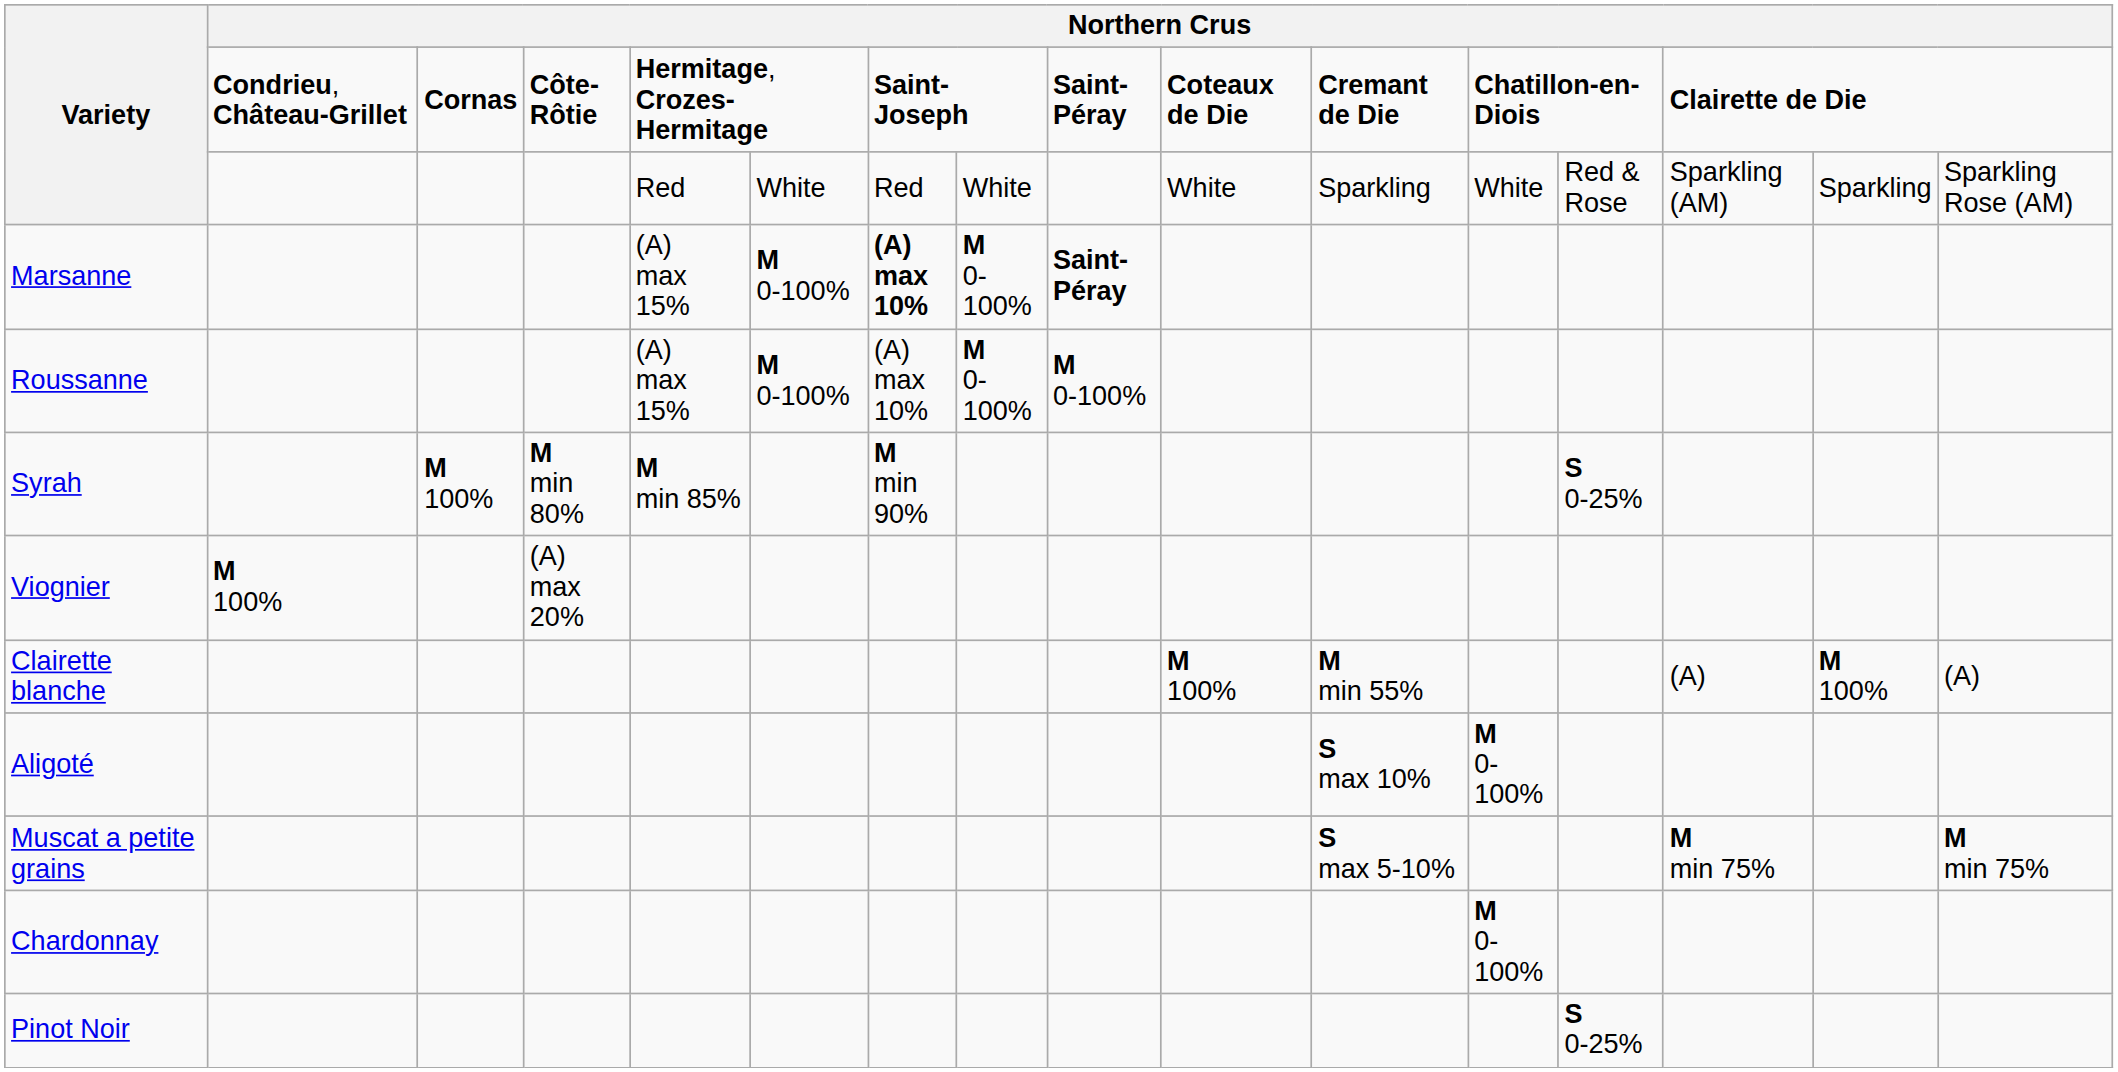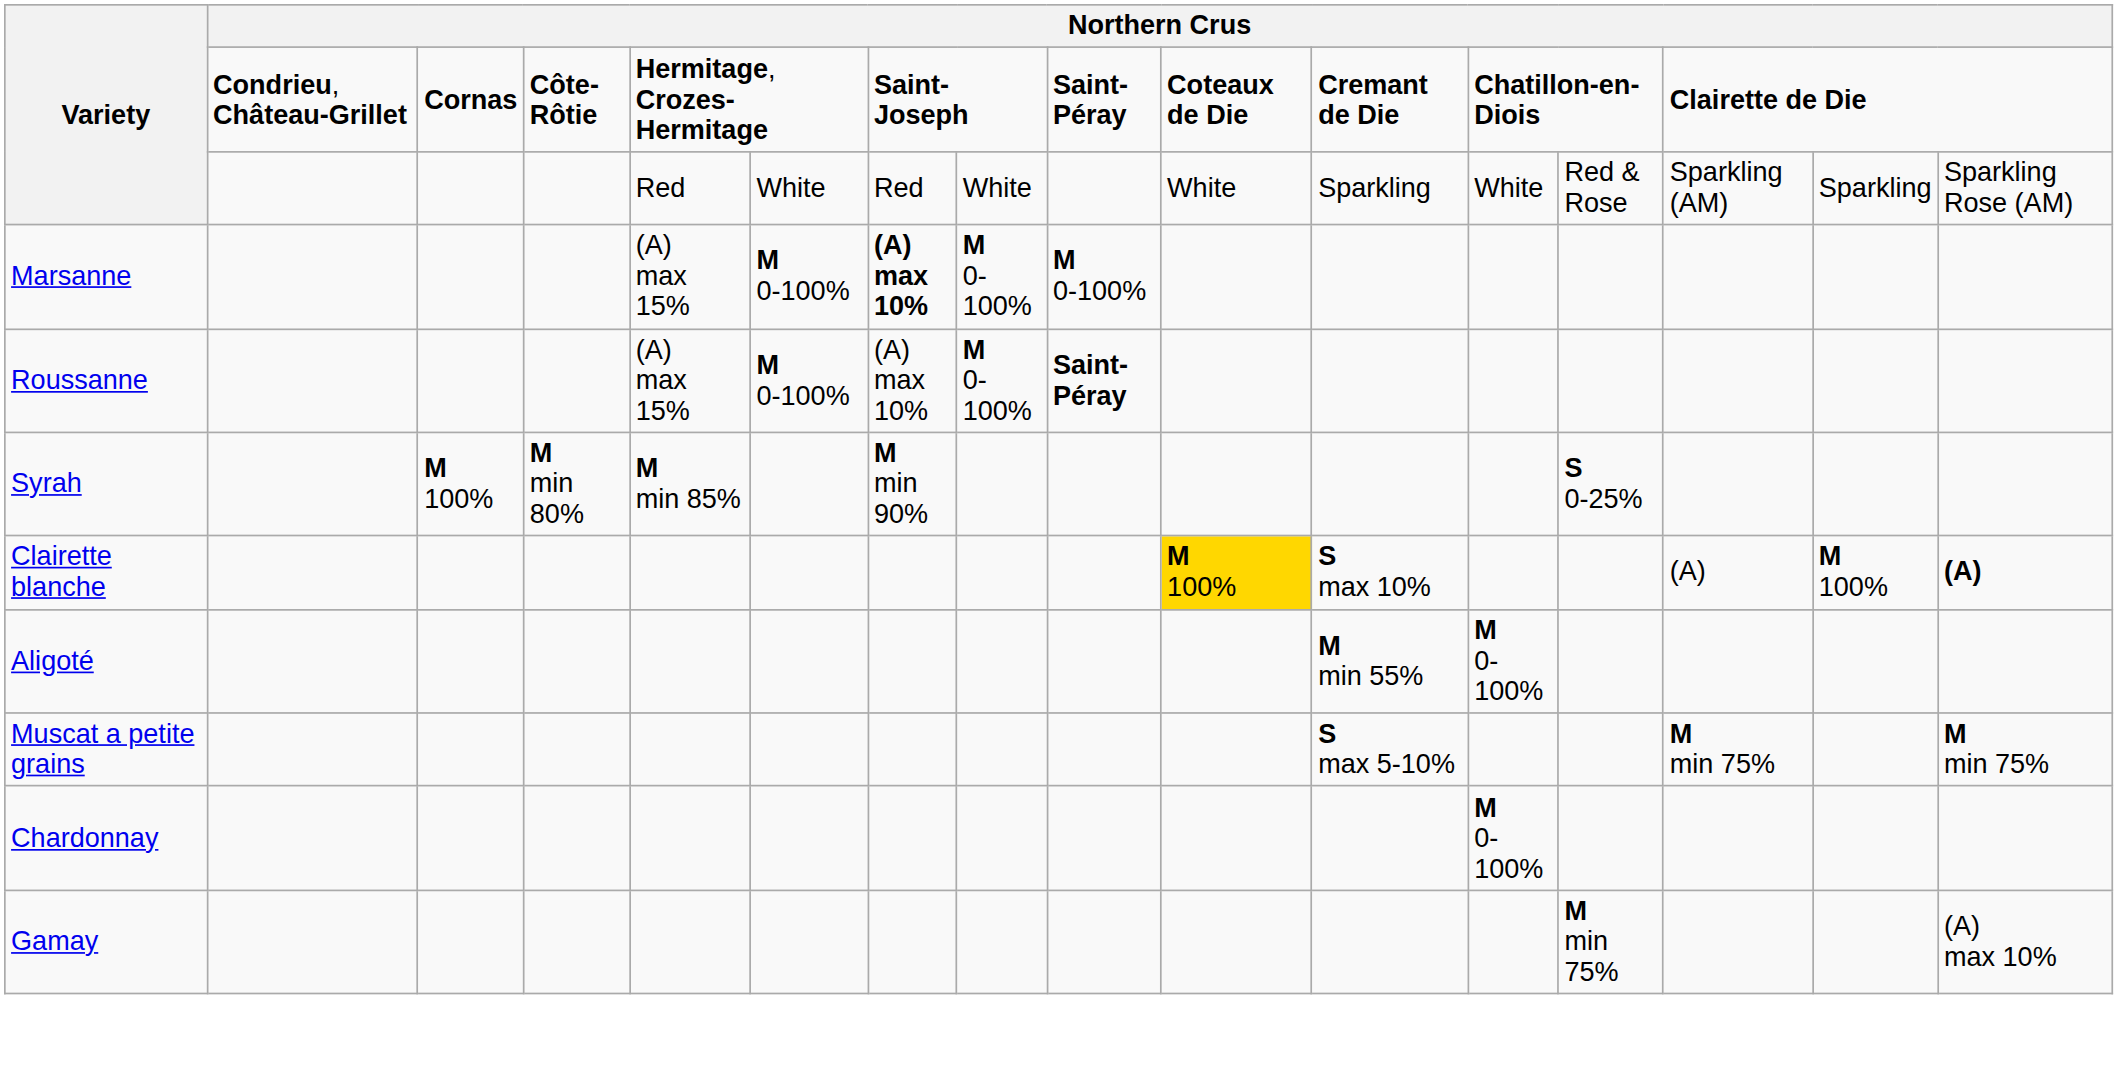(1091, 276) Saint-Péray -> (1100, 276) M 0-100%
(1100, 379) M 0-100% -> (1091, 379) Saint-Péray
- row: (60, 587)
(1202, 675) no background -> (1202, 572) gold background
(1371, 675) M min 55% -> (1375, 572) S max 10%
(1962, 675) normal -> (1963, 572) bold
(1375, 764) S max 10% -> (1371, 660) M min 55%
- row: (70, 1030)
+ row: (55, 941)
